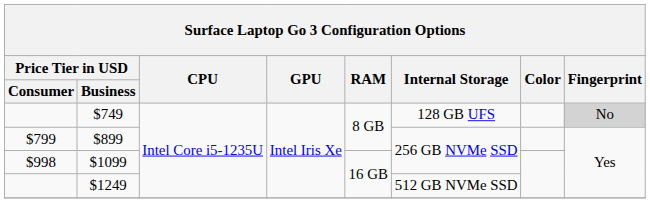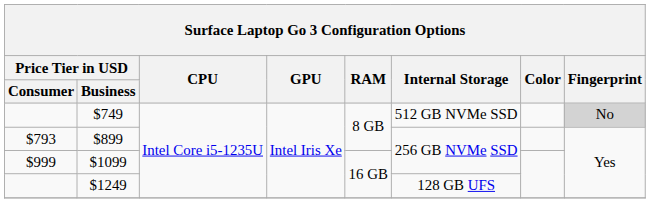(456, 114) 128 GB UFS -> (456, 114) 512 GB NVMe SSD
(41, 138) $799 -> (41, 138) $793
(41, 162) $998 -> (41, 162) $999
(456, 185) 512 GB NVMe SSD -> (456, 185) 128 GB UFS
